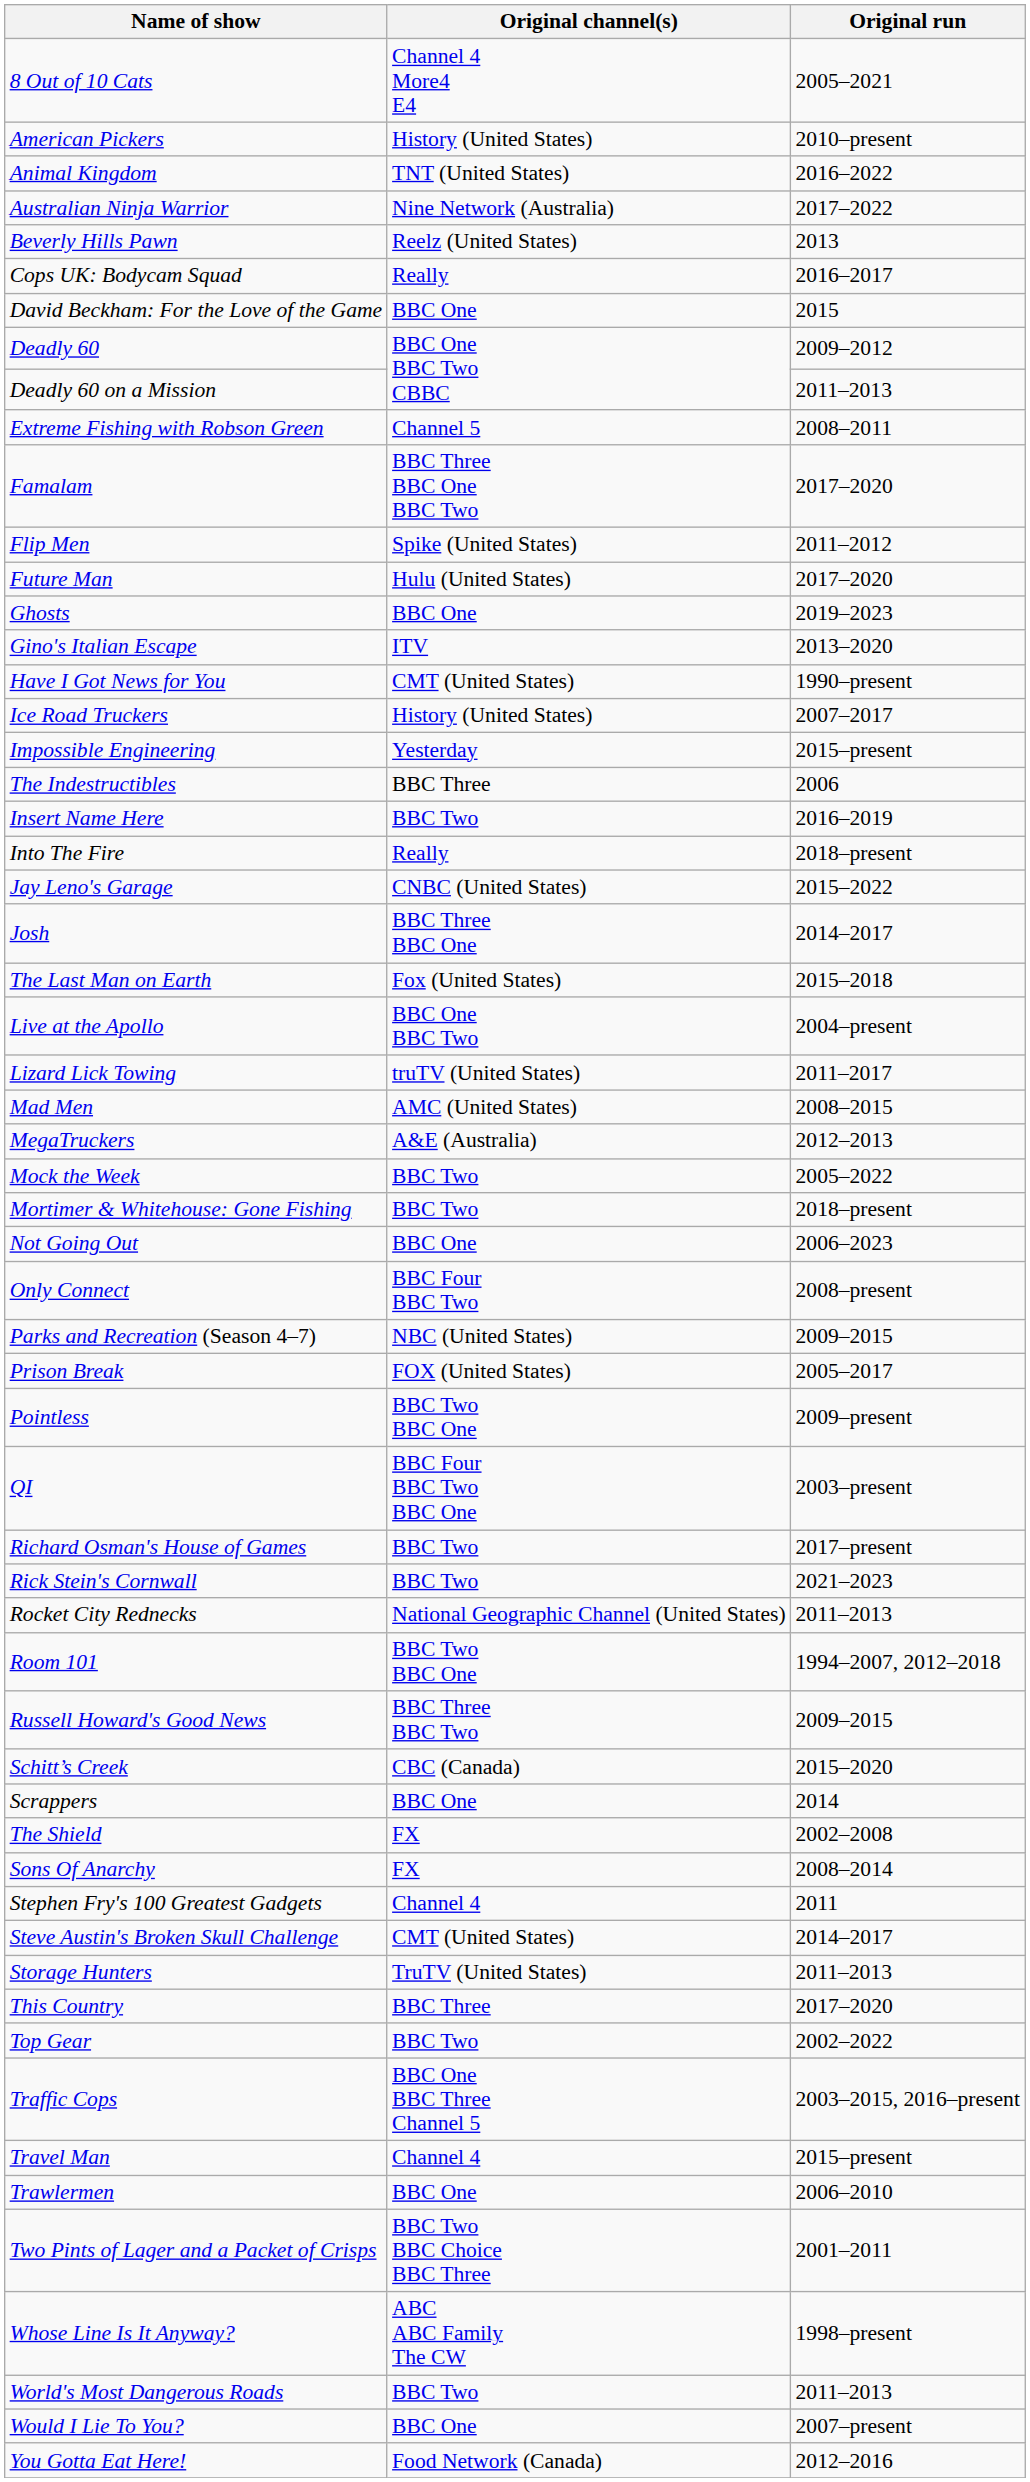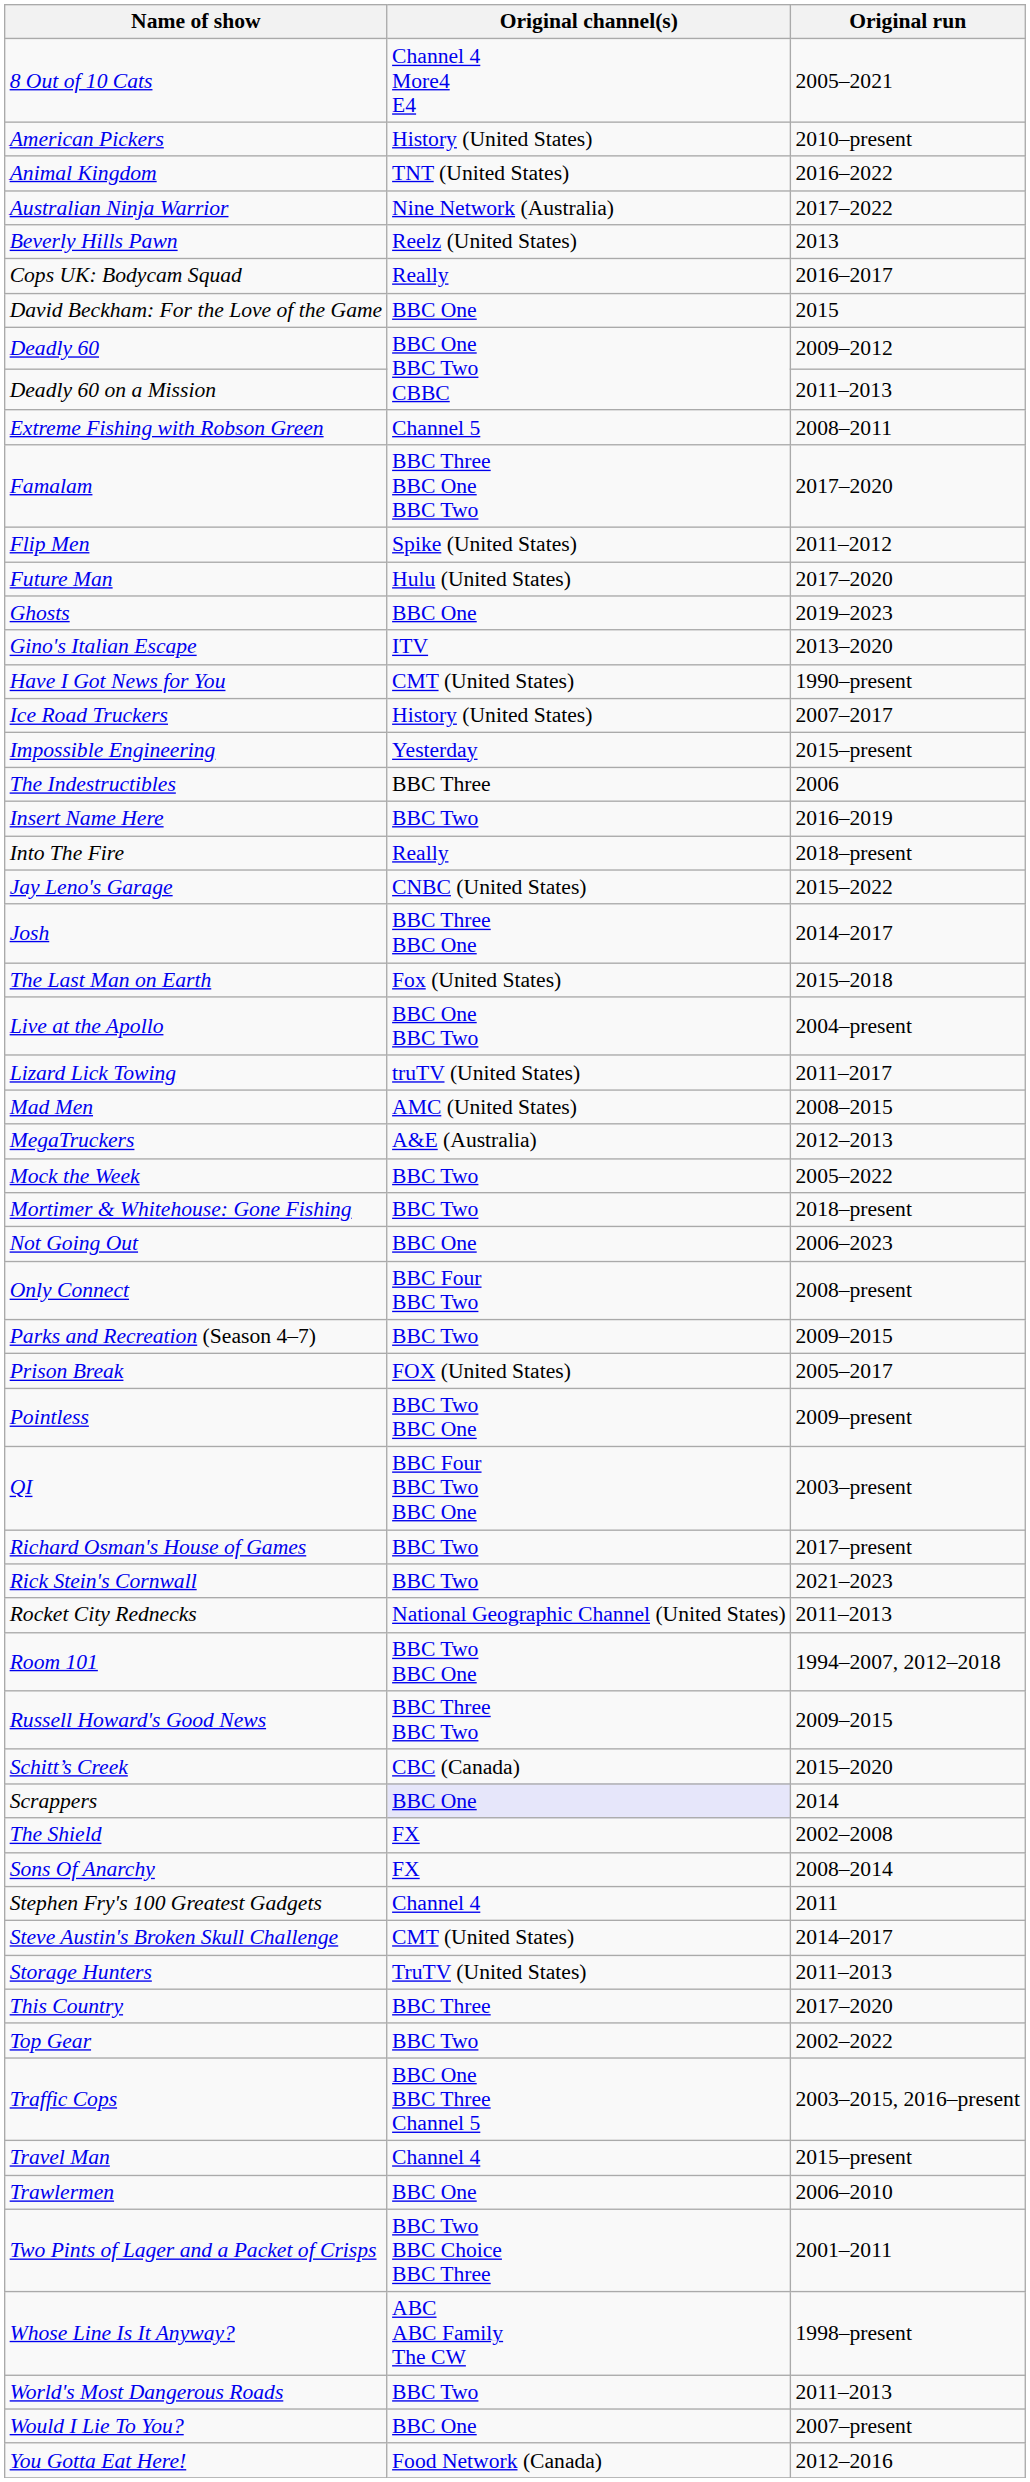(482, 1336) NBC (United States) -> (435, 1336) BBC Two
(434, 1800) no background -> (434, 1800) lavender background
